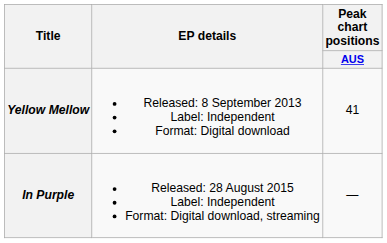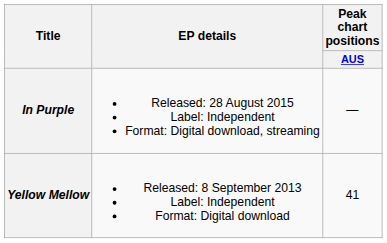rows swapped: (48, 110) <-> (48, 195)
